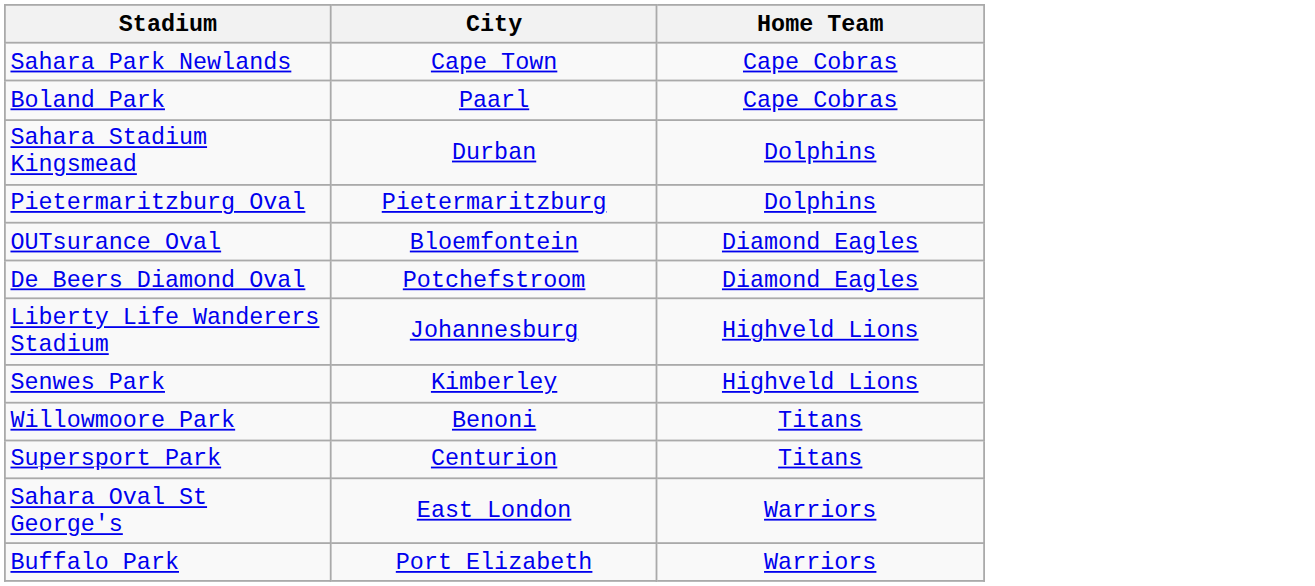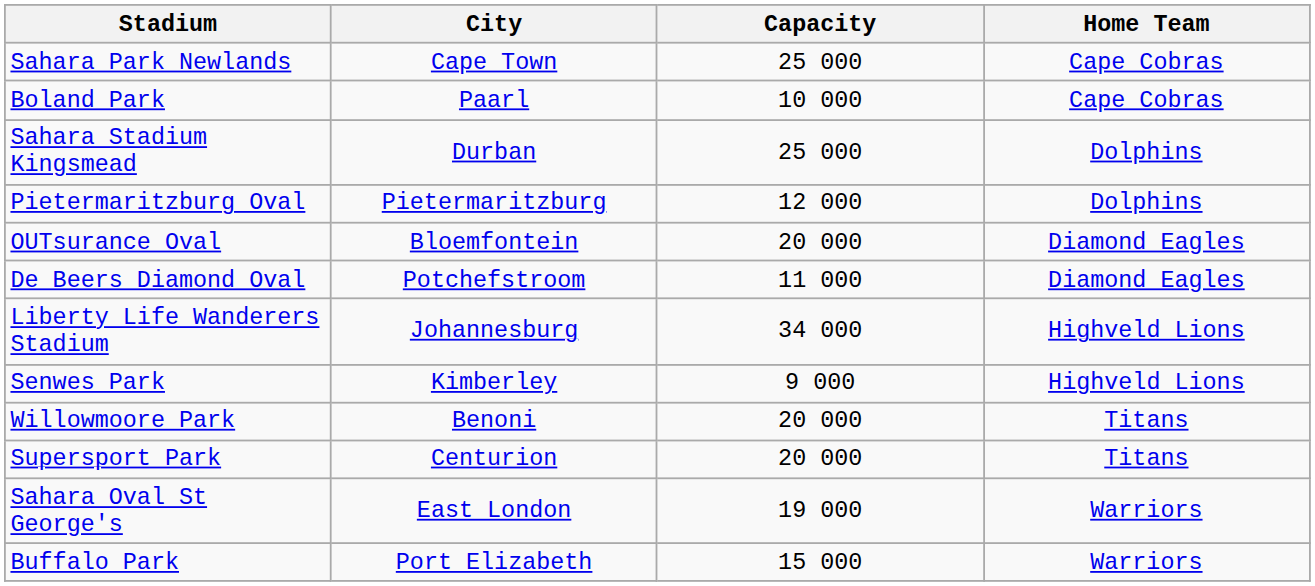+ column: (820, 24)
